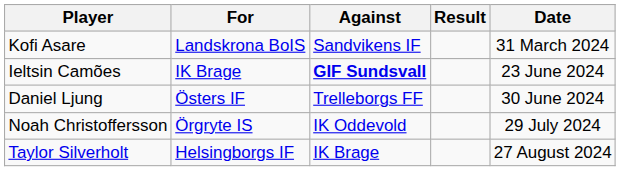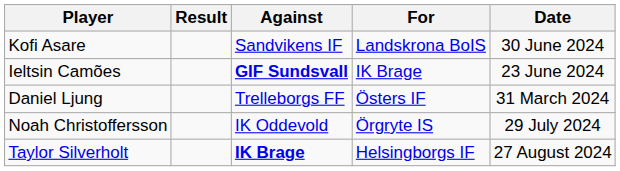columns swapped: (240, 17) <-> (460, 17)
(553, 44) 31 March 2024 -> (553, 44) 30 June 2024
(553, 98) 30 June 2024 -> (553, 98) 31 March 2024
(346, 152) normal -> (270, 152) bold
